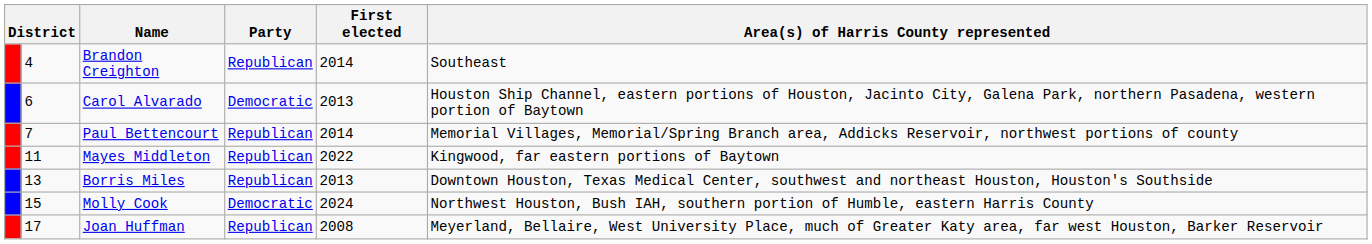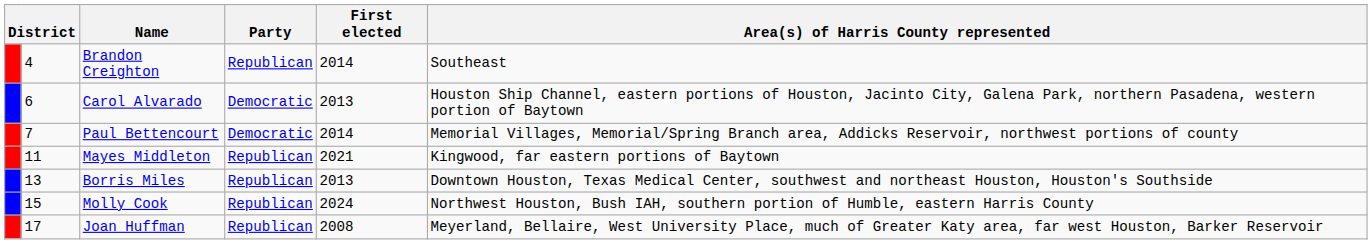(270, 134) Republican -> (270, 134) Democratic
(337, 158) 2022 -> (337, 158) 2021
(270, 204) Democratic -> (270, 204) Republican
